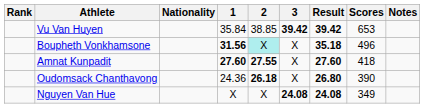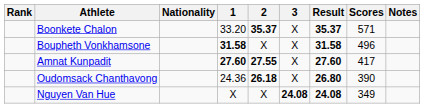- row: (70, 29)
+ row: (77, 29)
(233, 45) 31.56 -> (233, 45) 31.58
(264, 45) paleturquoise background -> (264, 45) no background
(328, 45) 35.18 -> (328, 45) 31.58
(366, 62) 418 -> (366, 62) 417
